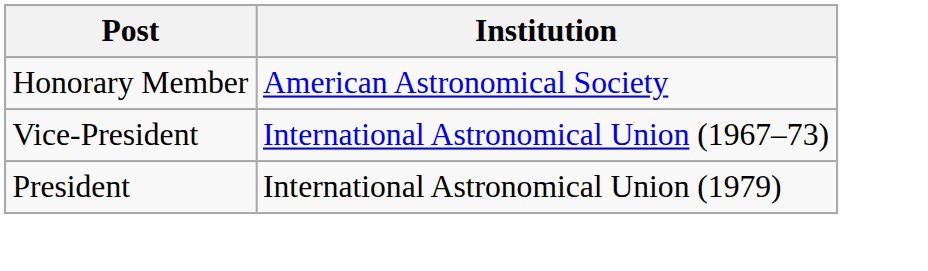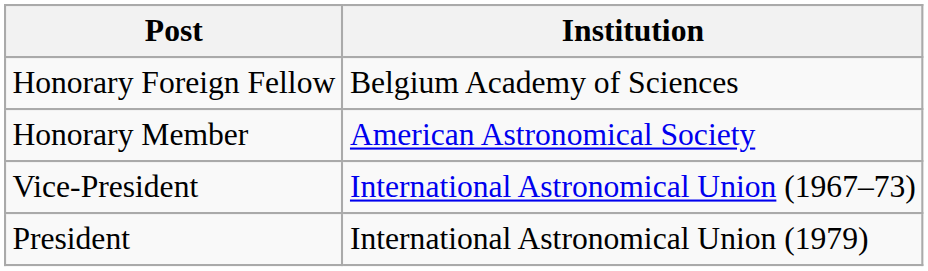+ row: (174, 82)
